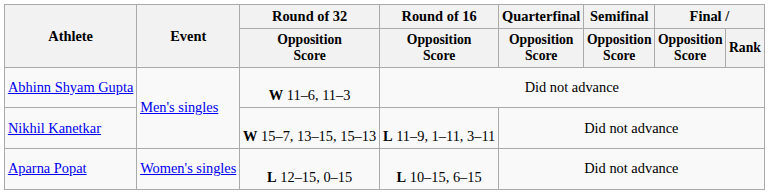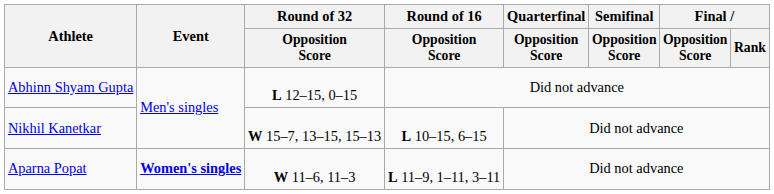(310, 95) W 11–6, 11–3 -> (315, 95) L 12–15, 0–15
(439, 136) L 11–9, 1–11, 3–11 -> (444, 136) L 10–15, 6–15
(188, 168) normal -> (191, 168) bold
(310, 177) L 12–15, 0–15 -> (315, 177) W 11–6, 11–3
(439, 177) L 10–15, 6–15 -> (444, 177) L 11–9, 1–11, 3–11
